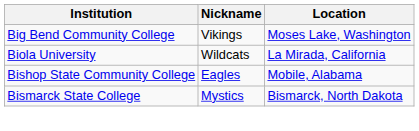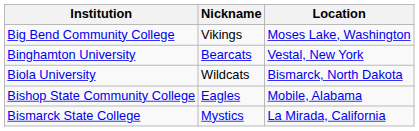+ row: (71, 55)
(327, 55) La Mirada, California -> (335, 75) Bismarck, North Dakota
(335, 95) Bismarck, North Dakota -> (327, 116) La Mirada, California
